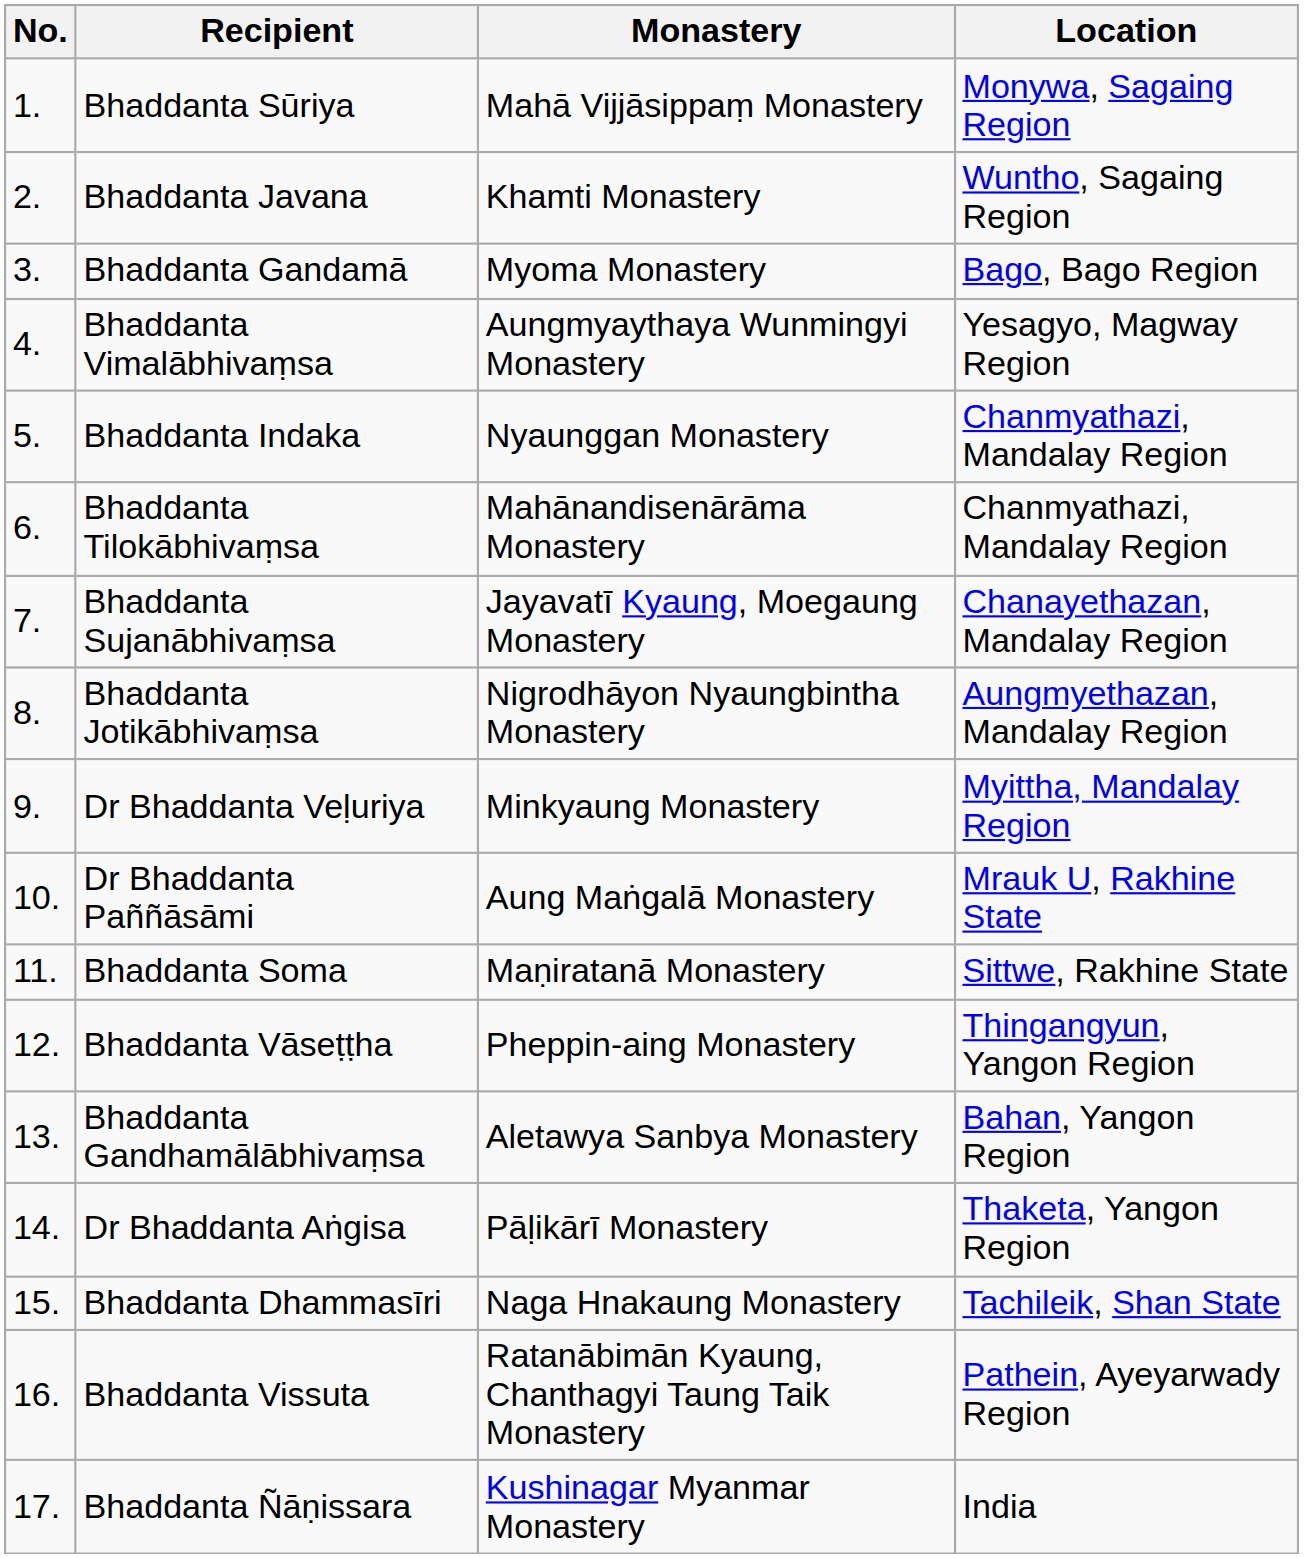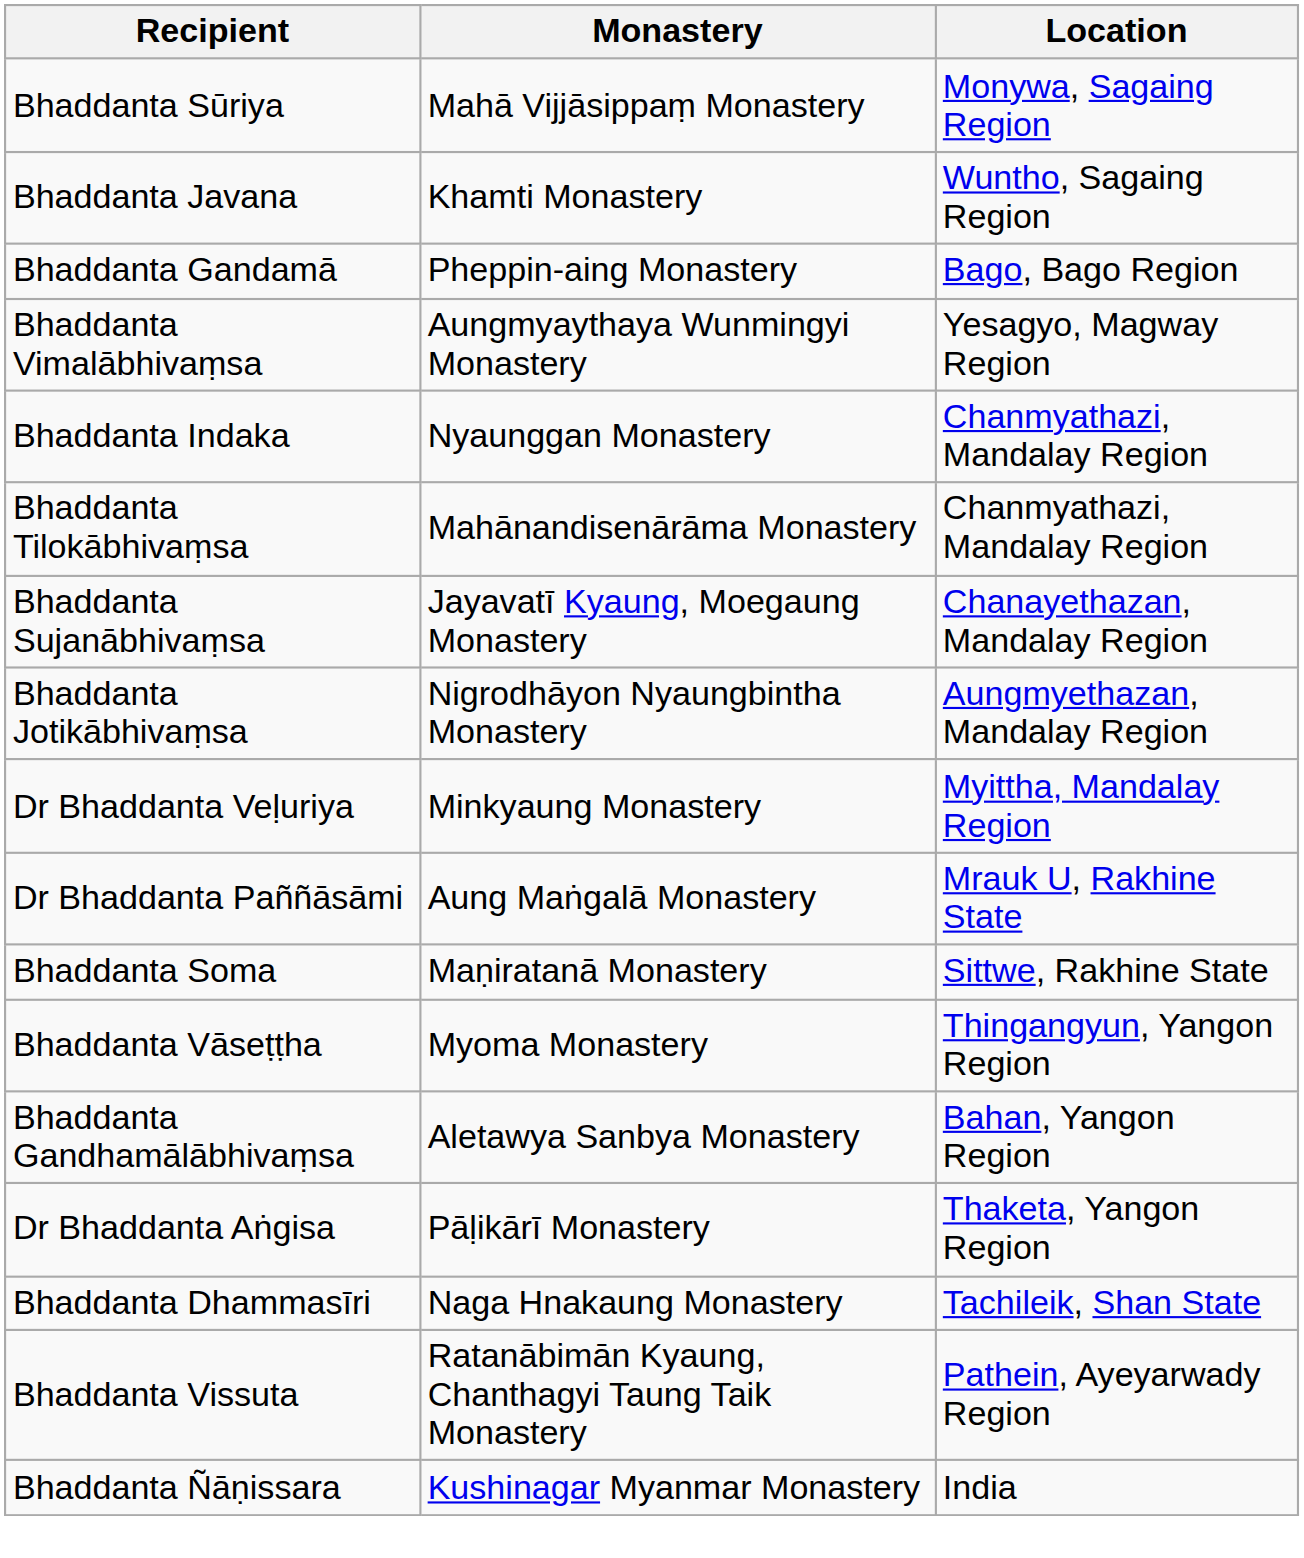- column: (40, 31)
(626, 270) Myoma Monastery -> (612, 270) Pheppin-aing Monastery
(671, 1044) Pheppin-aing Monastery -> (568, 1044) Myoma Monastery
